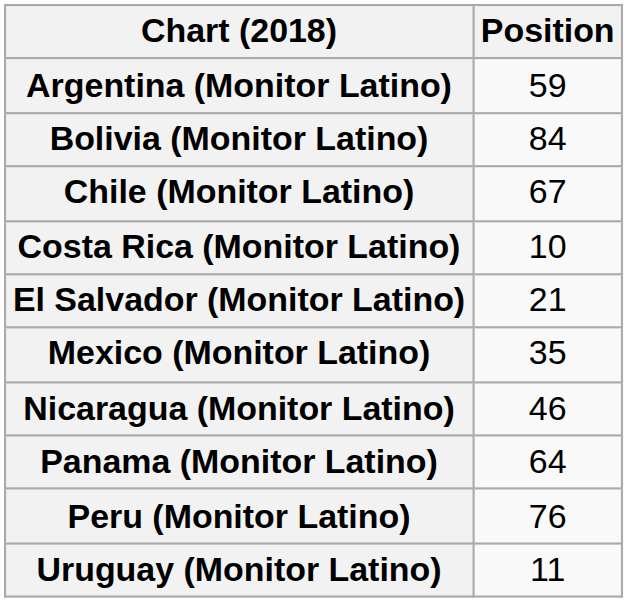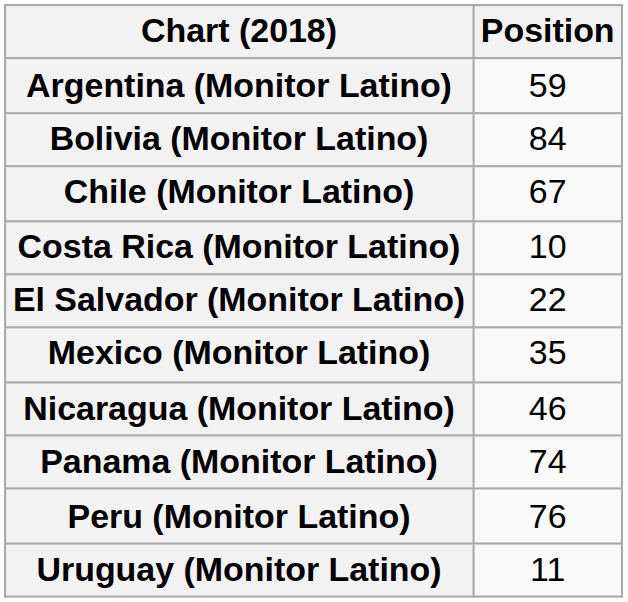(548, 300) 21 -> (548, 300) 22
(548, 461) 64 -> (548, 461) 74
